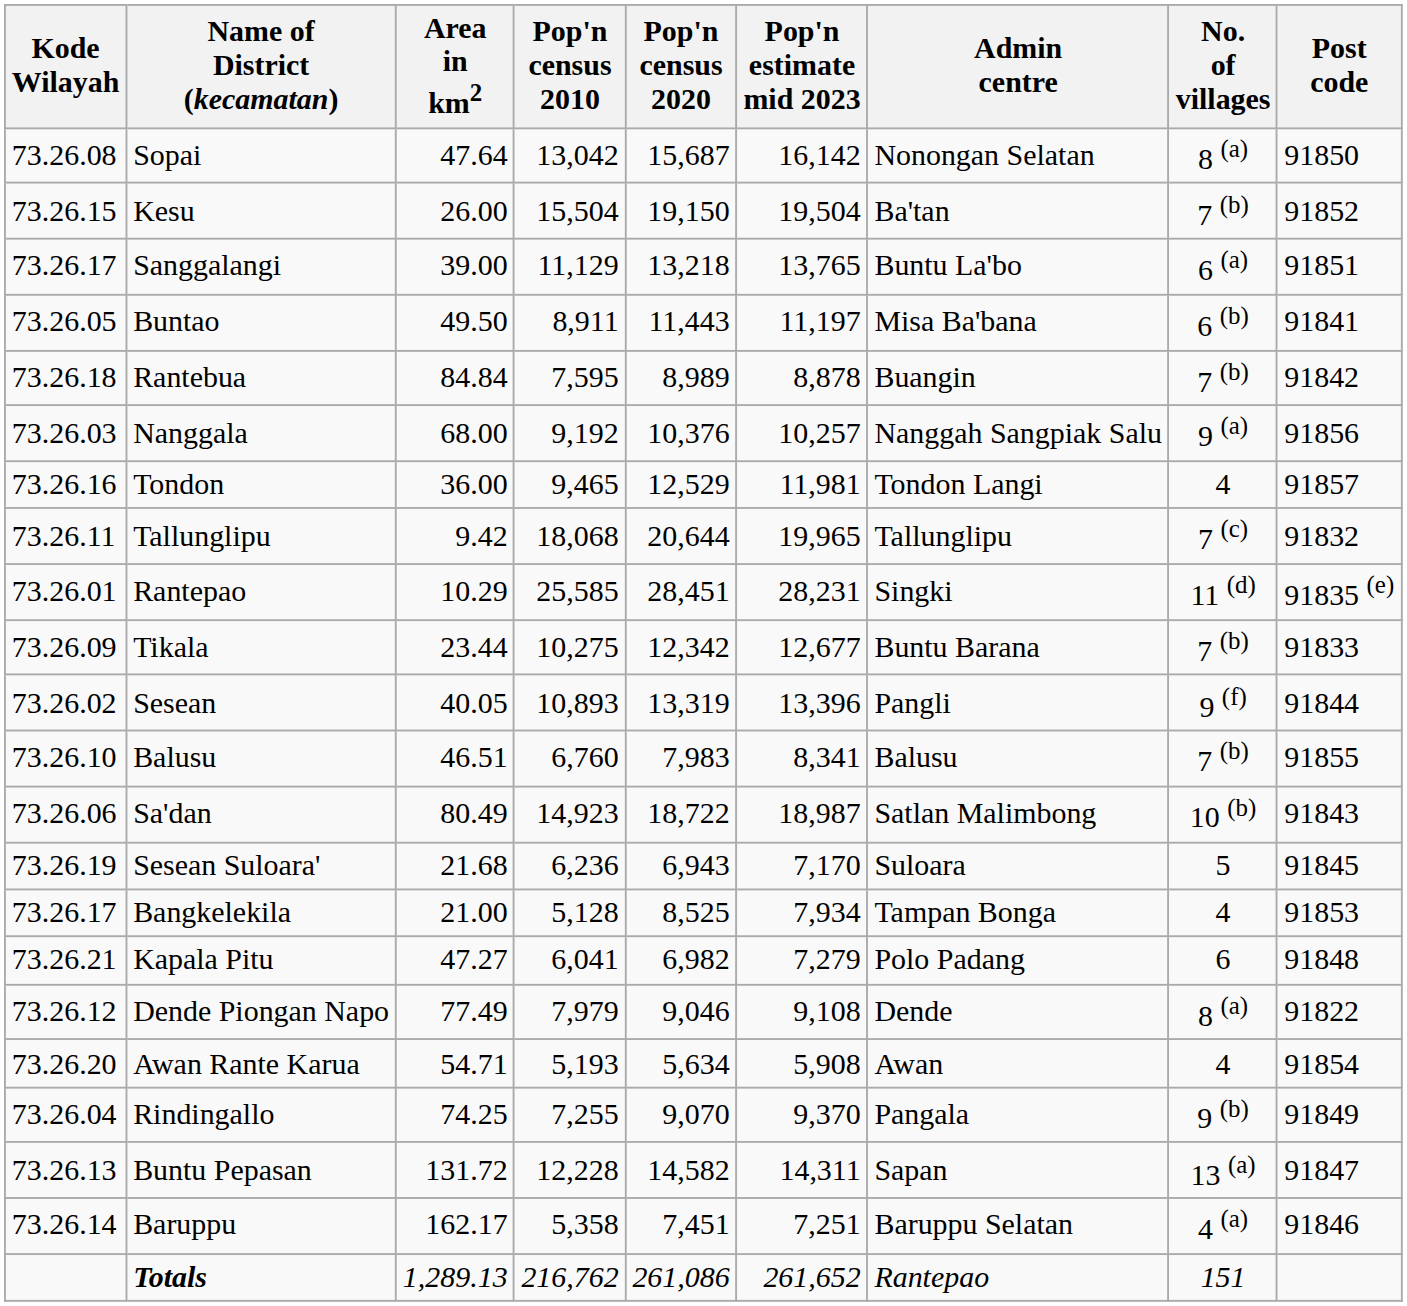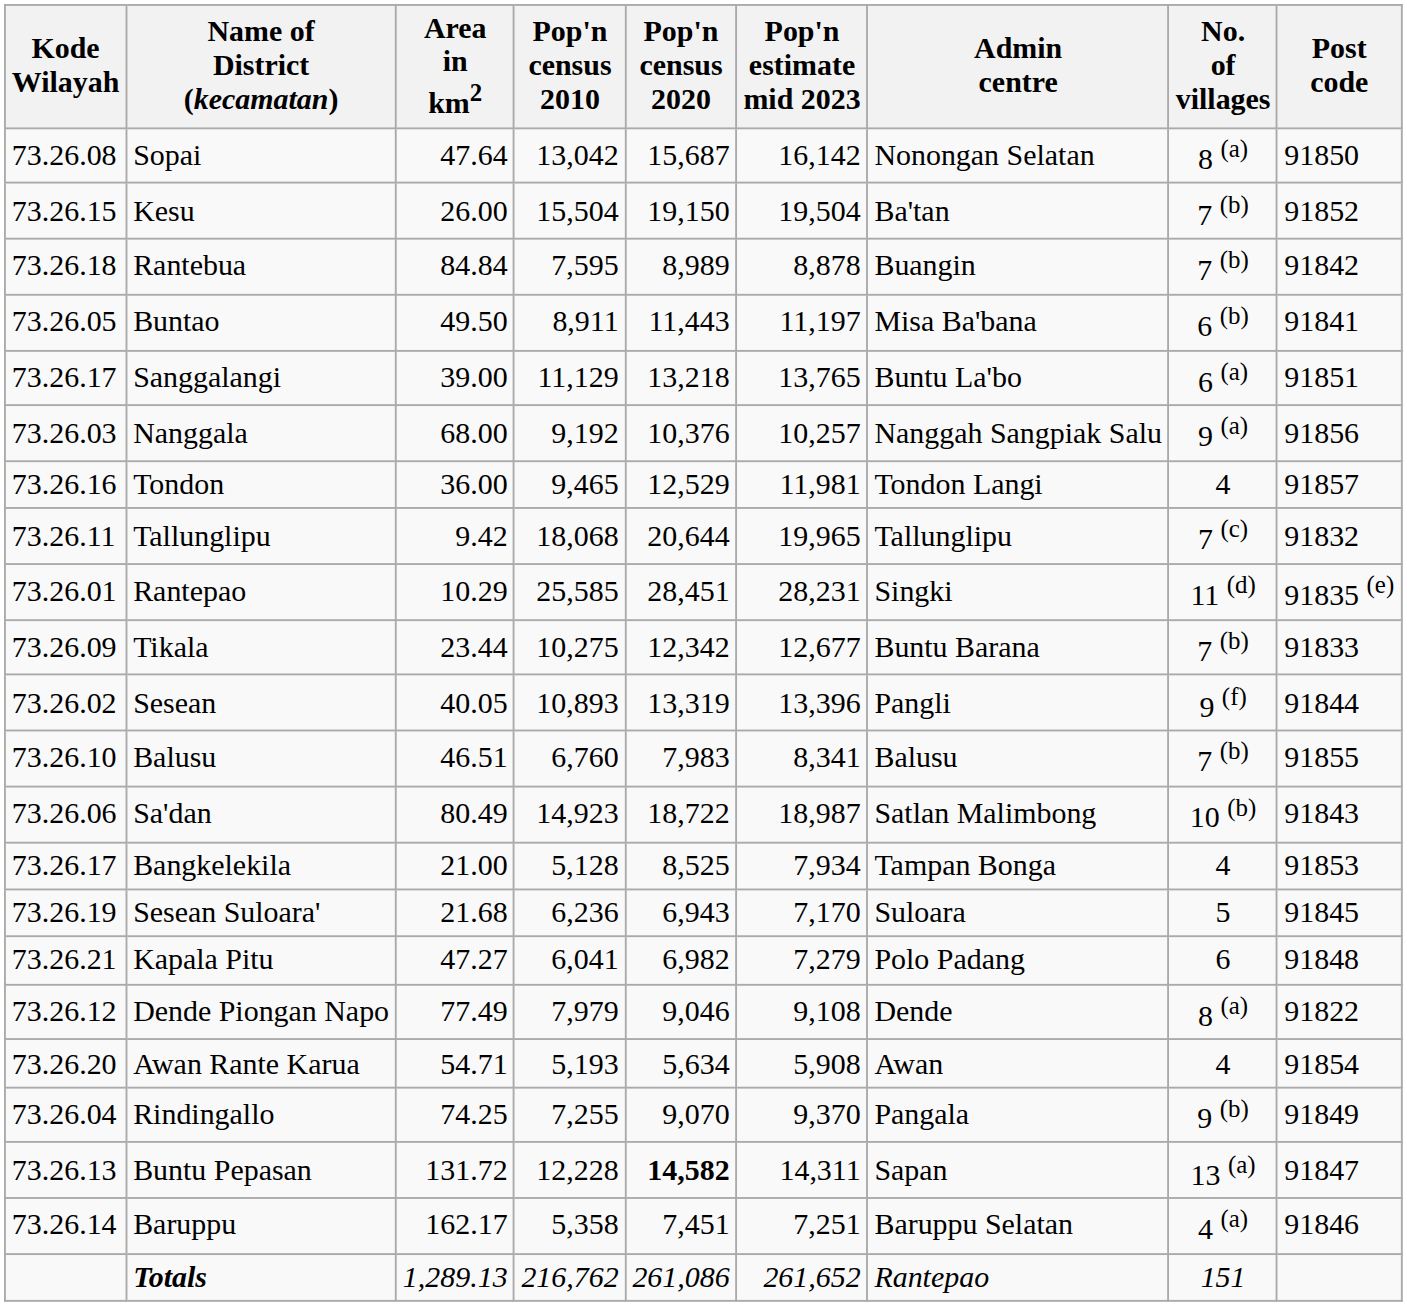rows swapped: (207, 266) <-> (190, 377)
rows swapped: (212, 912) <-> (227, 865)
(689, 1170) normal -> (689, 1170) bold
